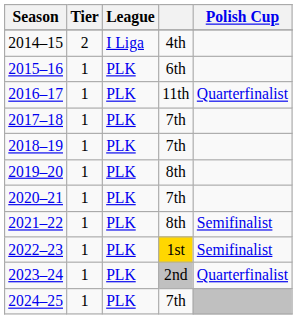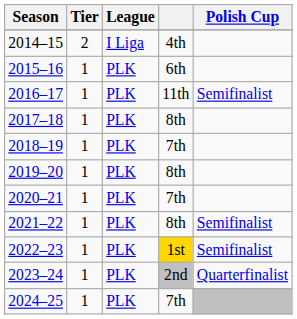(242, 94) Quarterfinalist -> (235, 94) Semifinalist
(176, 120) 7th -> (176, 120) 8th
